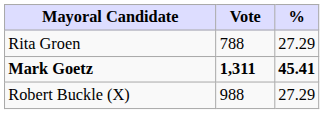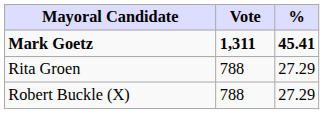rows swapped: (51, 69) <-> (44, 43)
(232, 95) 988 -> (232, 95) 788
